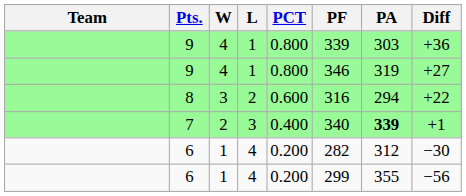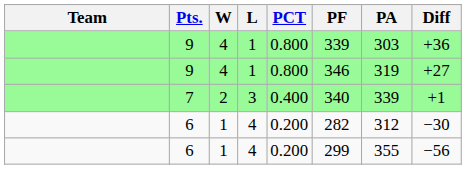- row: (189, 97)
(387, 124) bold -> (387, 97) normal
